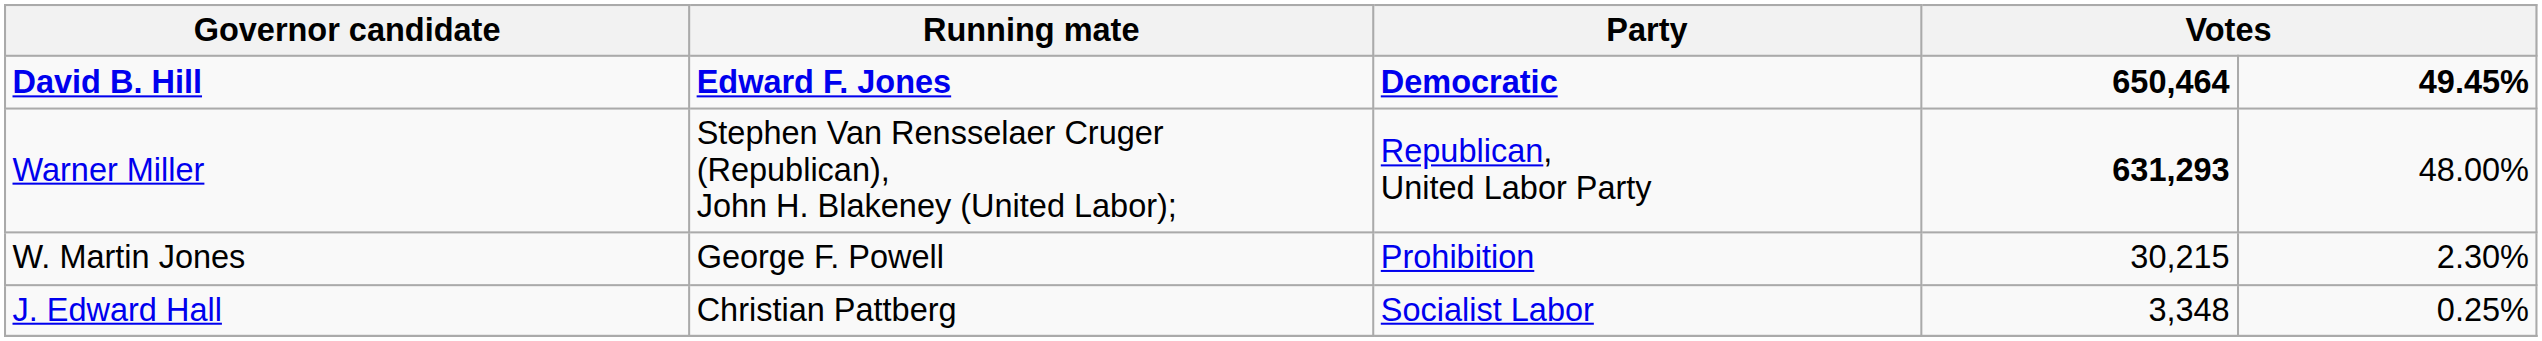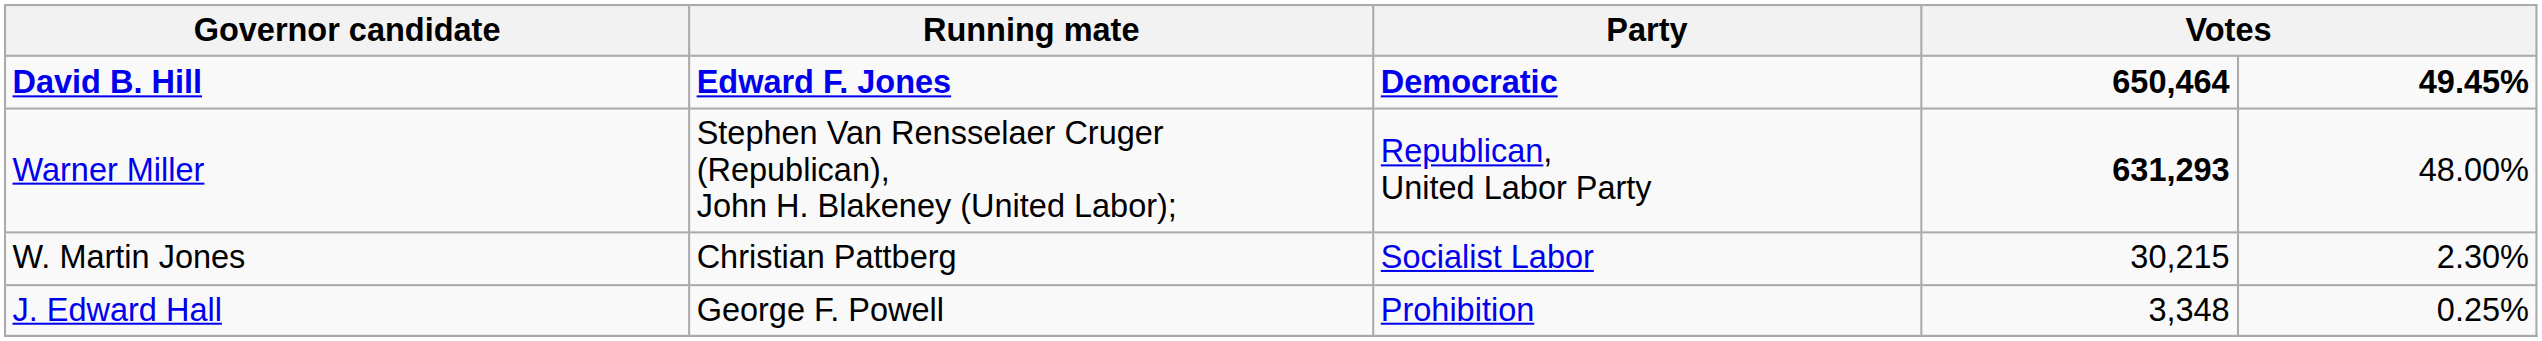(820, 257) George F. Powell -> (827, 257) Christian Pattberg
(1458, 257) Prohibition -> (1487, 257) Socialist Labor
(827, 309) Christian Pattberg -> (820, 309) George F. Powell
(1487, 309) Socialist Labor -> (1458, 309) Prohibition
